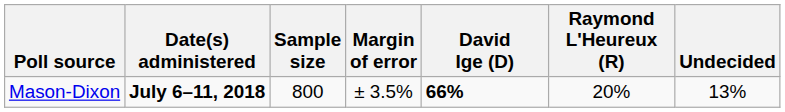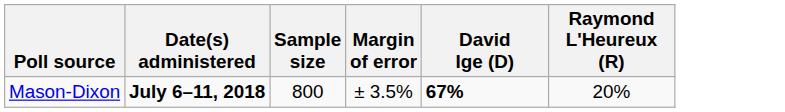- column: (727, 61)
(445, 91) 66% -> (445, 91) 67%
